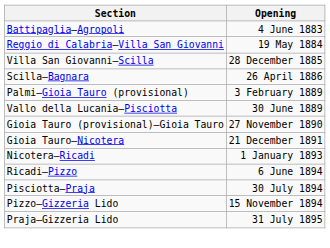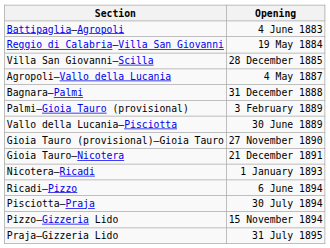- row: (48, 77)
+ row: (89, 77)
+ row: (45, 93)
